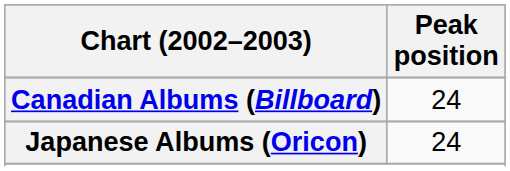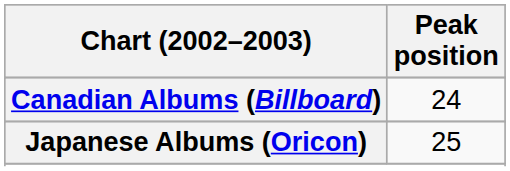(446, 142) 24 -> (446, 142) 25
